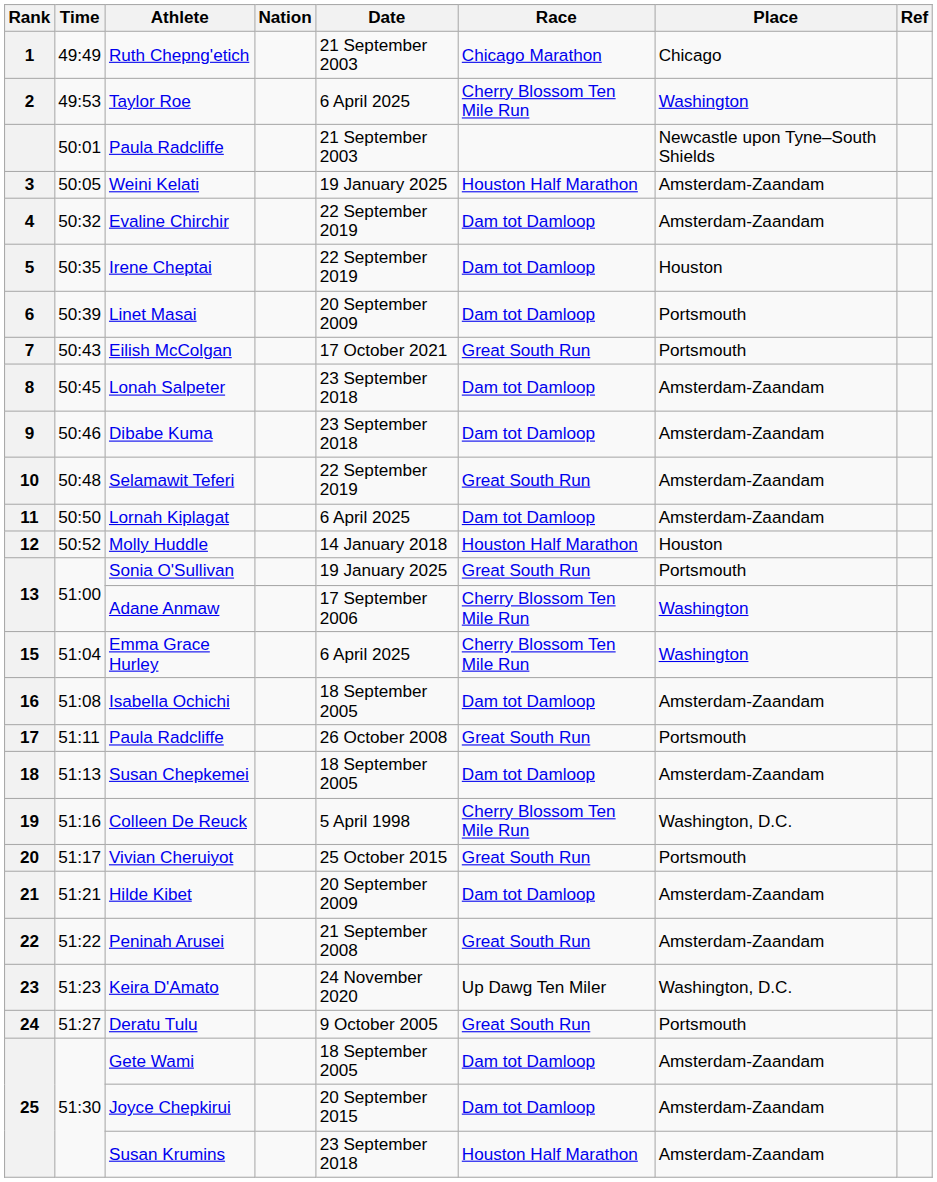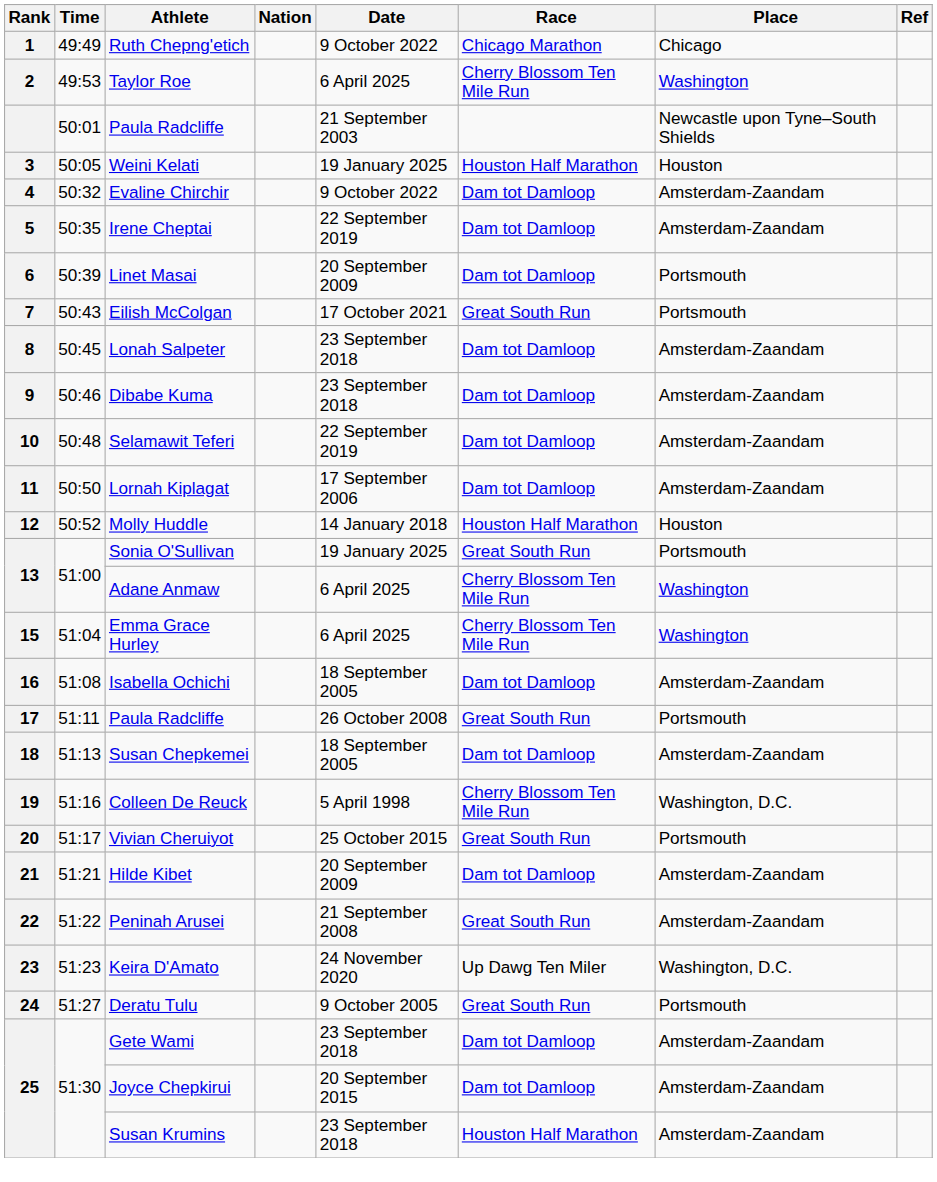(373, 54) 21 September 2003 -> (379, 45) 9 October 2022
(741, 184) Amsterdam-Zaandam -> (691, 165) Houston
(373, 221) 22 September 2019 -> (379, 192) 9 October 2022
(691, 267) Houston -> (741, 229) Amsterdam-Zaandam
(526, 480) Great South Run -> (528, 441) Dam tot Damloop
(365, 517) 6 April 2025 -> (373, 488) 17 September 2006
(373, 608) 17 September 2006 -> (365, 589) 6 April 2025
(373, 1061) 18 September 2005 -> (373, 1041) 23 September 2018
